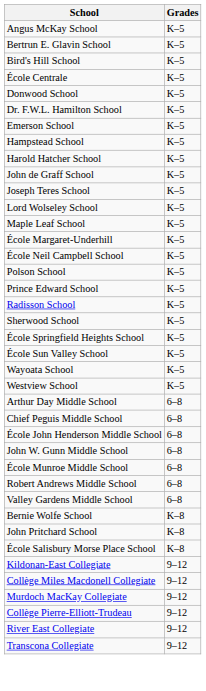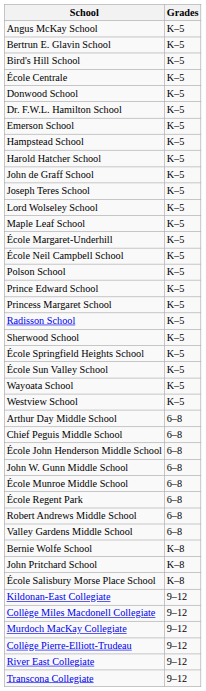+ row: (59, 304)
+ row: (45, 499)
